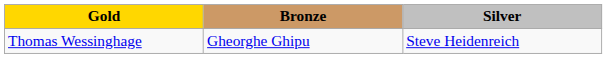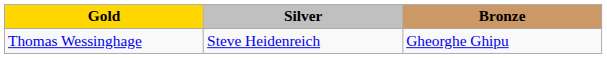columns swapped: (502, 16) <-> (303, 16)
